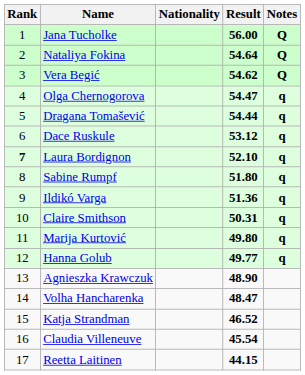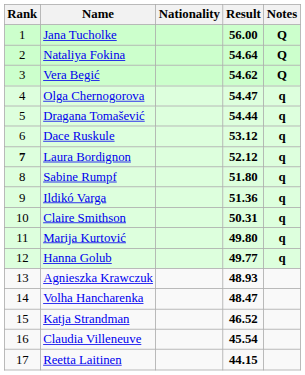(243, 156) 52.10 -> (243, 156) 52.12
(243, 278) 48.90 -> (243, 278) 48.93
